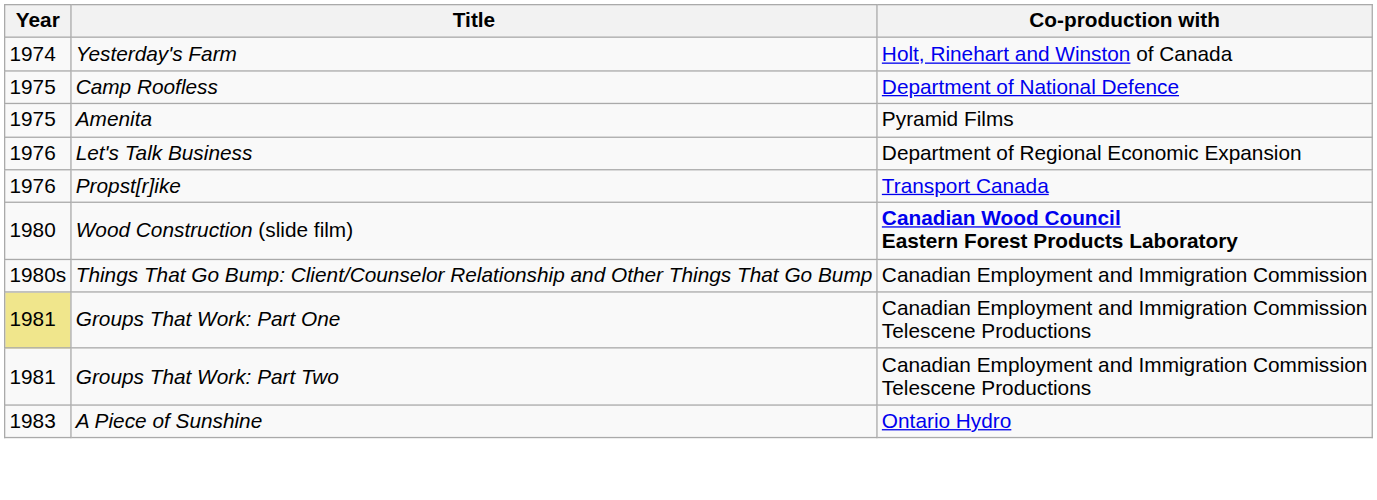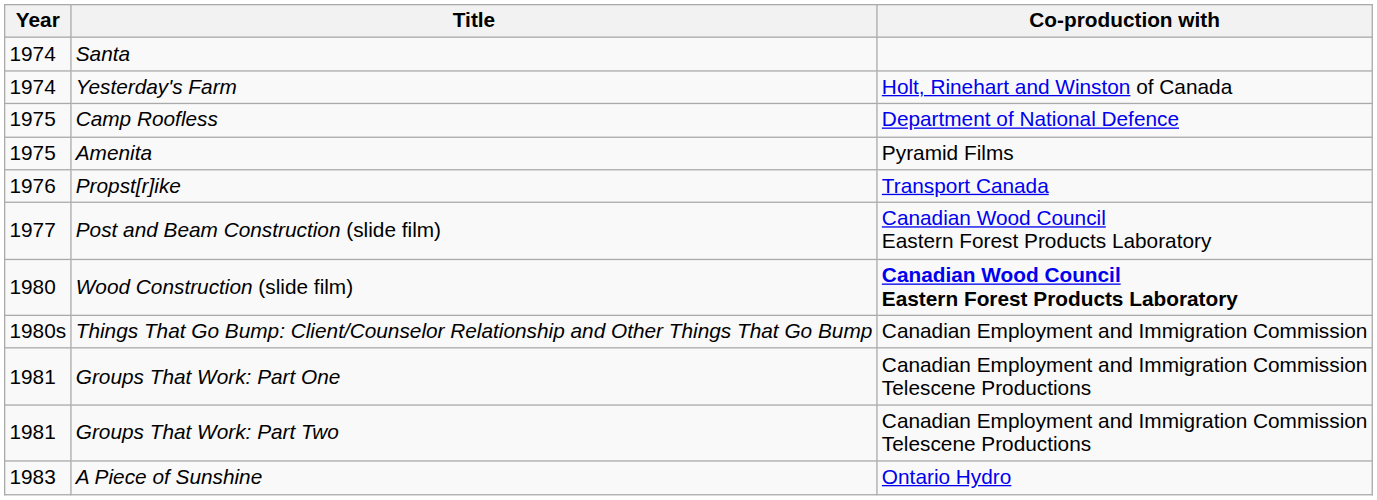+ row: (103, 53)
- row: (164, 152)
+ row: (258, 230)
(33, 319) khaki background -> (33, 376) no background
